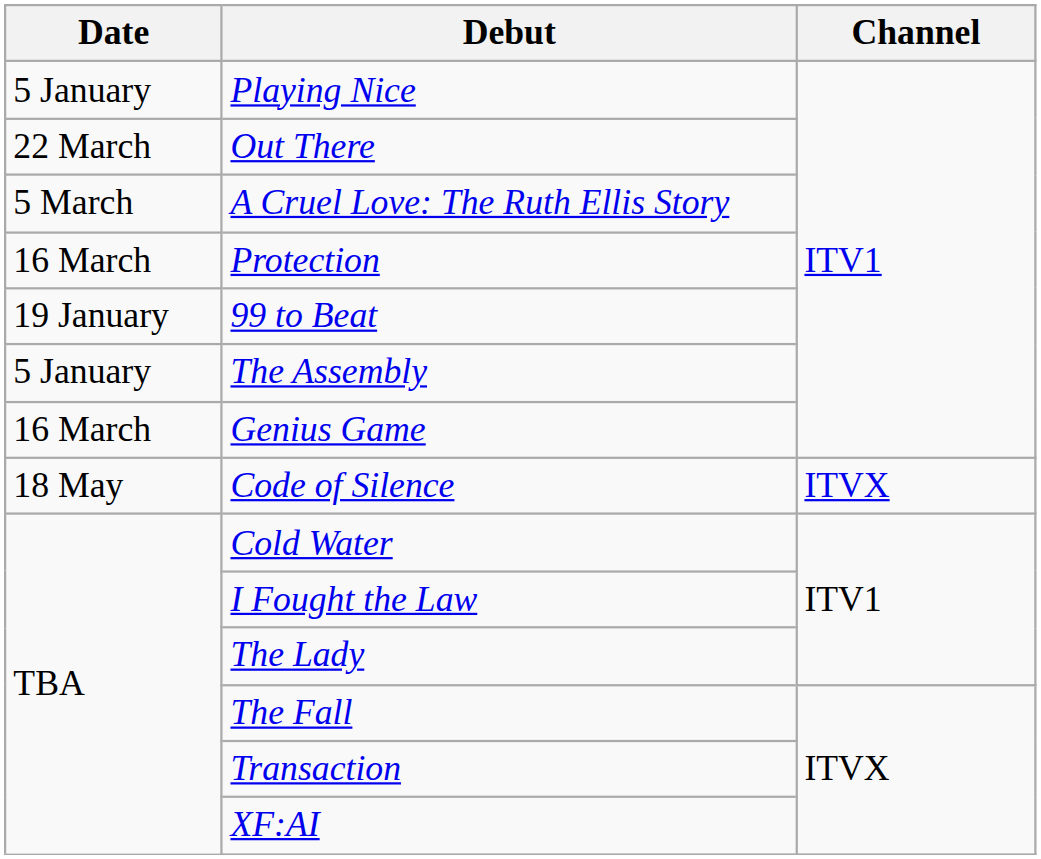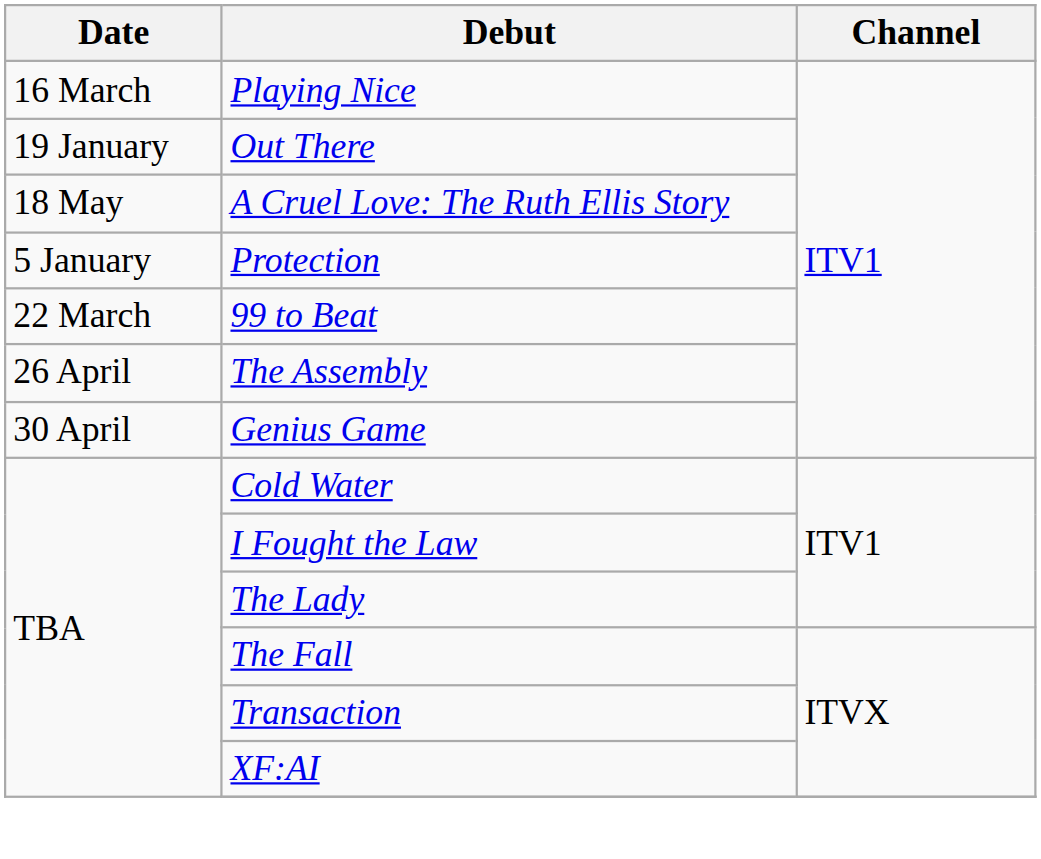(82, 89) 5 January -> (82, 89) 16 March
(82, 145) 22 March -> (91, 145) 19 January
(73, 202) 5 March -> (68, 202) 18 May
(82, 259) 16 March -> (82, 259) 5 January
(91, 315) 19 January -> (82, 315) 22 March
(82, 372) 5 January -> (72, 372) 26 April
(82, 428) 16 March -> (72, 428) 30 April
- row: (342, 485)
